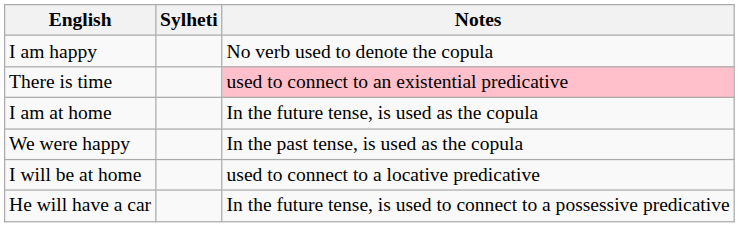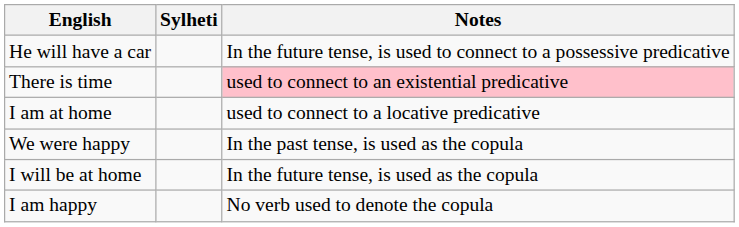rows swapped: (53, 50) <-> (80, 205)
(382, 112) In the future tense, is used as the copula -> (383, 112) used to connect to a locative predicative
(383, 174) used to connect to a locative predicative -> (382, 174) In the future tense, is used as the copula
